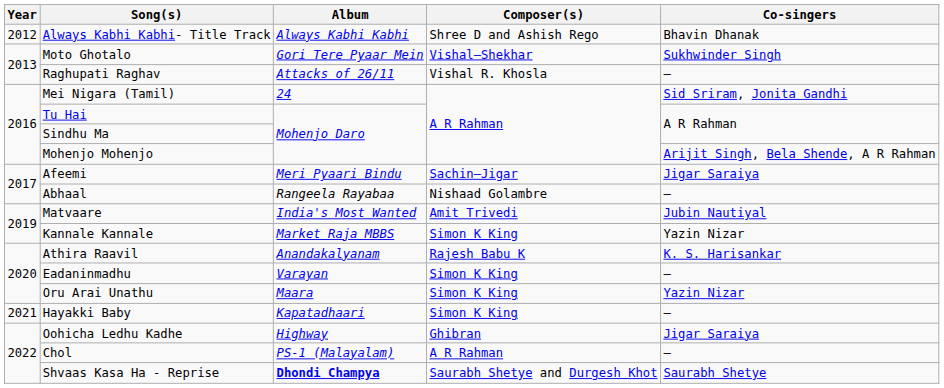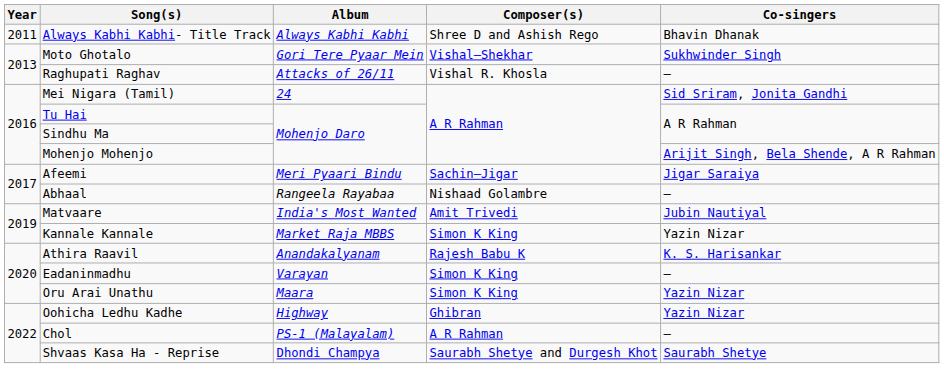(22, 34) 2012 -> (22, 34) 2011
- row: (87, 313)
(711, 333) Jigar Saraiya -> (704, 313) Yazin Nizar
(328, 373) bold -> (328, 353) normal
